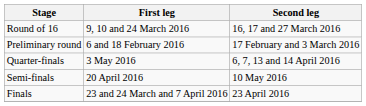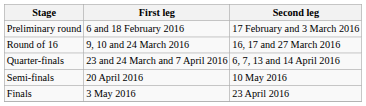rows swapped: (44, 45) <-> (32, 28)
(111, 61) 3 May 2016 -> (157, 61) 23 and 24 March and 7 April 2016
(157, 93) 23 and 24 March and 7 April 2016 -> (111, 93) 3 May 2016
